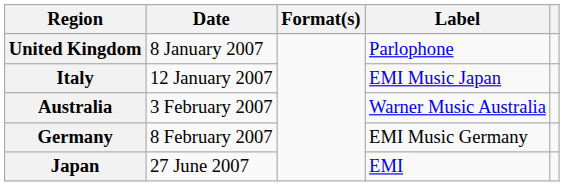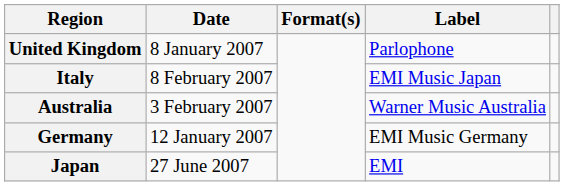(211, 78) 12 January 2007 -> (211, 78) 8 February 2007
(211, 136) 8 February 2007 -> (211, 136) 12 January 2007
